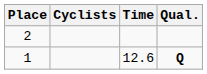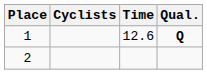rows swapped: (27, 58) <-> (27, 37)
